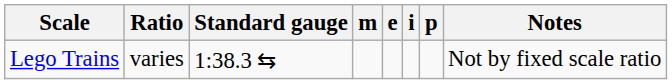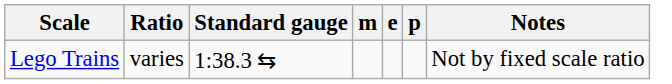- column: (411, 22)
